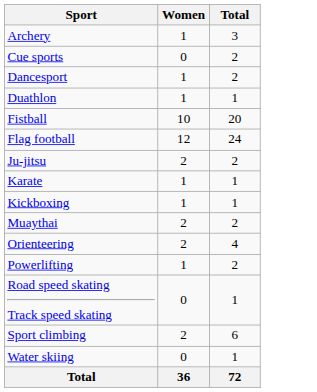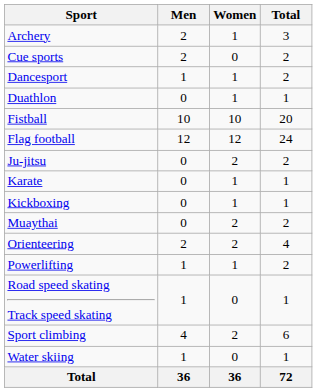+ column: (184, 14)
